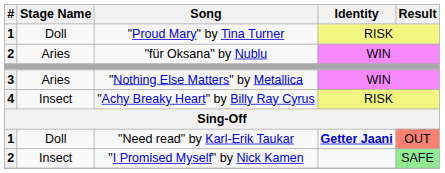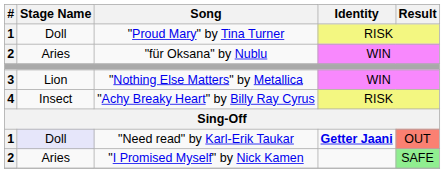(56, 79) Aries -> (56, 79) Lion
(56, 138) no background -> (56, 138) lavender background
(56, 158) Insect -> (56, 158) Aries
